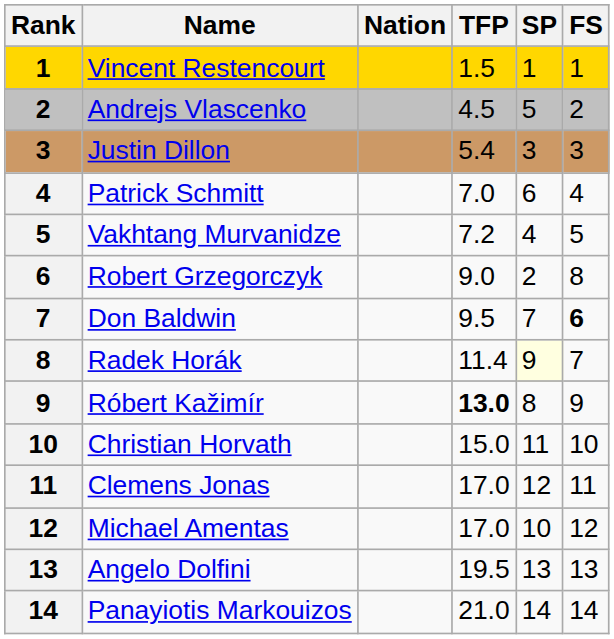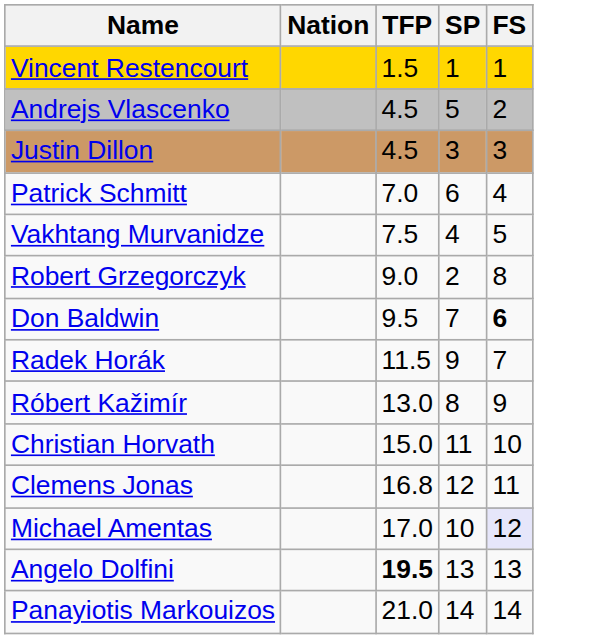- column: (43, 25)
(477, 151) 5.4 -> (400, 151) 4.5
(477, 234) 7.2 -> (400, 234) 7.5
(483, 360) 11.4 -> (406, 360) 11.5
(529, 360) lightyellow background -> (452, 360) no background
(484, 402) bold -> (407, 402) normal
(484, 485) 17.0 -> (407, 485) 16.8
(584, 527) no background -> (507, 527) lavender background
(484, 569) normal -> (407, 569) bold
